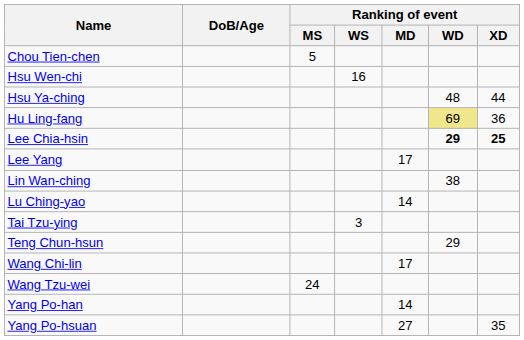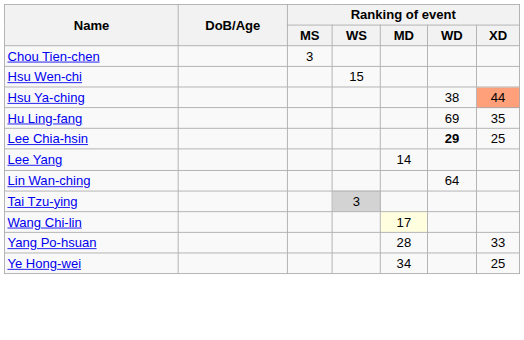(312, 56) 5 -> (310, 56) 3
(359, 77) 16 -> (356, 77) 15
(453, 98) 48 -> (452, 98) 38
(498, 98) no background -> (498, 98) lightsalmon background
(453, 118) khaki background -> (452, 118) no background
(498, 118) 36 -> (498, 118) 35
(498, 139) bold -> (498, 139) normal
(405, 160) 17 -> (404, 160) 14
(453, 181) 38 -> (452, 181) 64
- row: (46, 201)
(359, 222) no background -> (356, 201) lightgrey background
- row: (55, 243)
(405, 263) no background -> (404, 222) lightyellow background
- row: (49, 284)
- row: (45, 305)
(405, 325) 27 -> (404, 243) 28
(498, 325) 35 -> (498, 243) 33
+ row: (44, 263)
